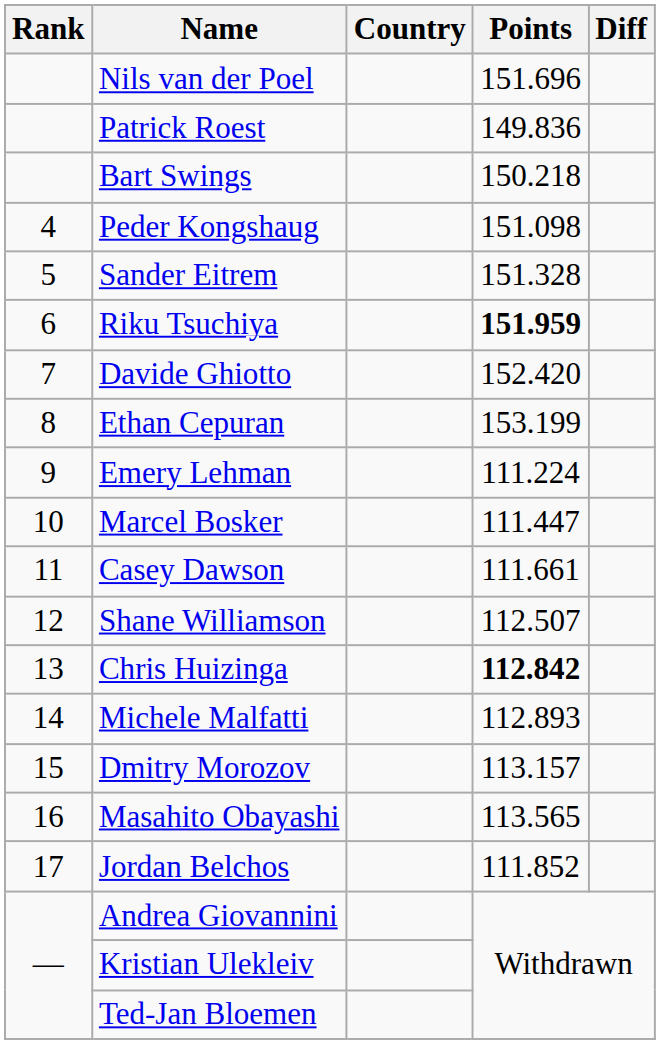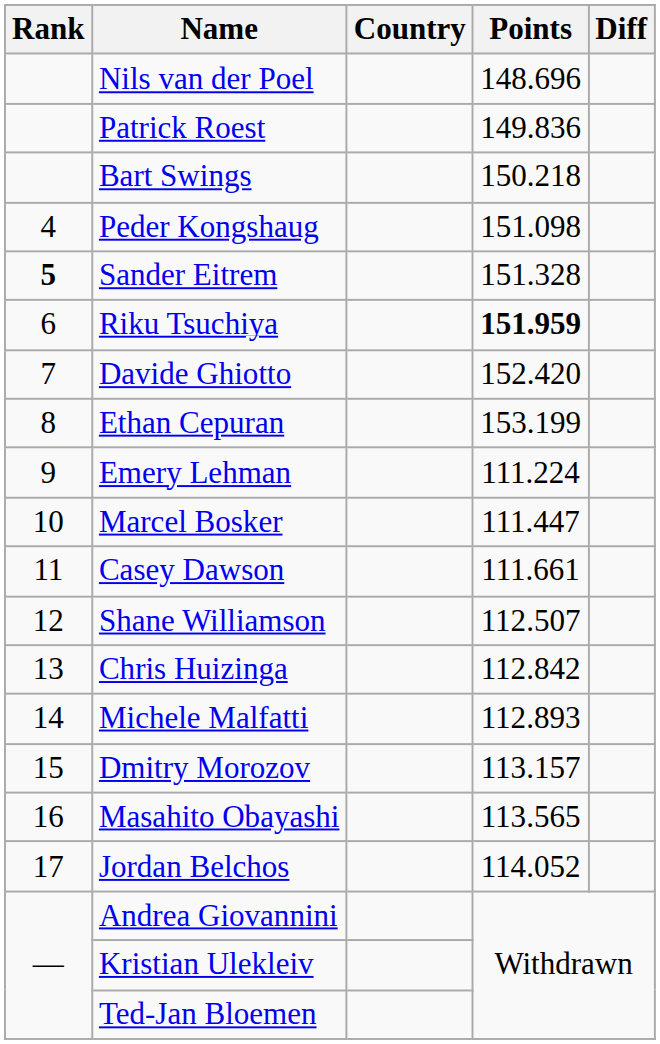(531, 78) 151.696 -> (531, 78) 148.696
(48, 275) normal -> (48, 275) bold
(531, 669) bold -> (531, 669) normal
(531, 865) 111.852 -> (531, 865) 114.052
